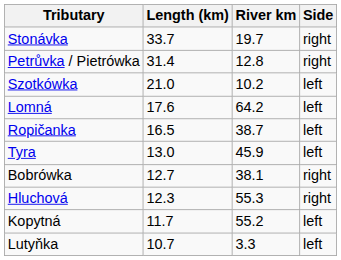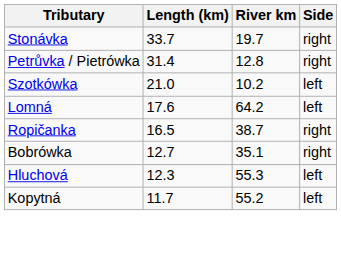(313, 130) left -> (317, 130) right
- row: (22, 152)
(250, 175) 38.1 -> (250, 152) 35.1
(317, 198) right -> (313, 175) left
- row: (33, 244)
